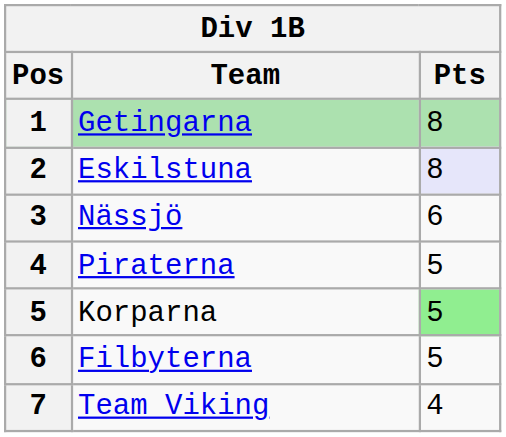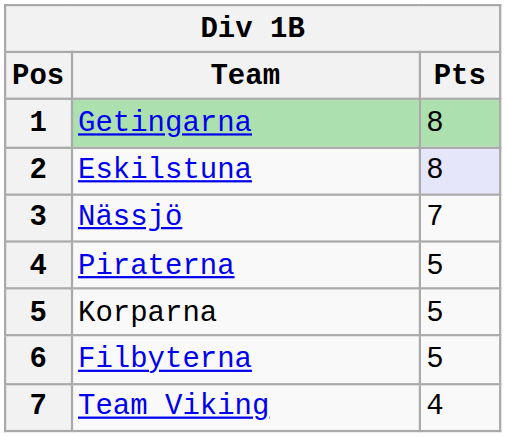(435, 218) 6 -> (435, 218) 7
(435, 312) lightgreen background -> (435, 312) no background
